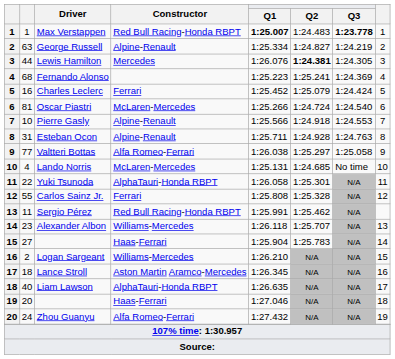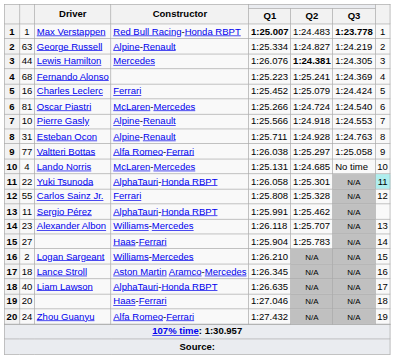(383, 181) no background -> (383, 181) paleturquoise background
(177, 211) Red Bull Racing-Honda RBPT -> (165, 211) AlphaTauri-Honda RBPT
